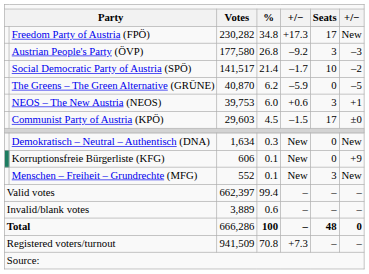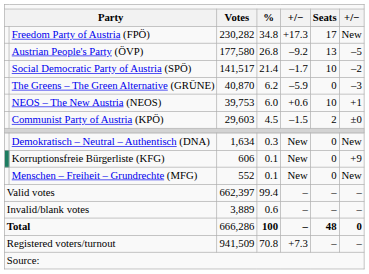(334, 51) 3 -> (331, 51) 13
(356, 51) –3 -> (356, 51) –5
(356, 85) –5 -> (356, 85) –3
(334, 102) 3 -> (331, 102) 10
(331, 119) 17 -> (334, 119) 2
(334, 175) 3 -> (334, 175) 0
